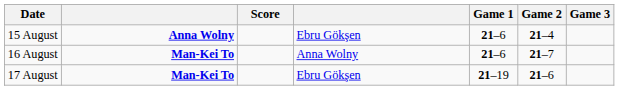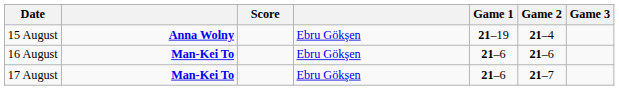(493, 35) 21–6 -> (493, 35) 21–19
(327, 55) Anna Wolny -> (329, 55) Ebru Gökşen
(542, 55) 21–7 -> (542, 55) 21–6
(493, 75) 21–19 -> (493, 75) 21–6
(542, 75) 21–6 -> (542, 75) 21–7
